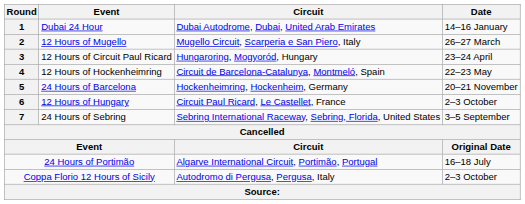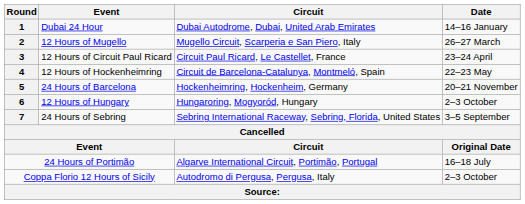(247, 56) Hungaroring, Mogyoród, Hungary -> (261, 56) Circuit Paul Ricard, Le Castellet, France
(261, 101) Circuit Paul Ricard, Le Castellet, France -> (247, 101) Hungaroring, Mogyoród, Hungary
